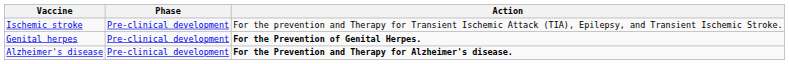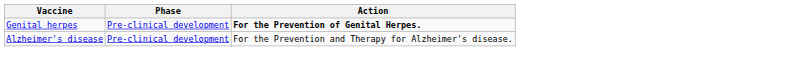- row: (44, 25)
(373, 53) bold -> (373, 39) normal
